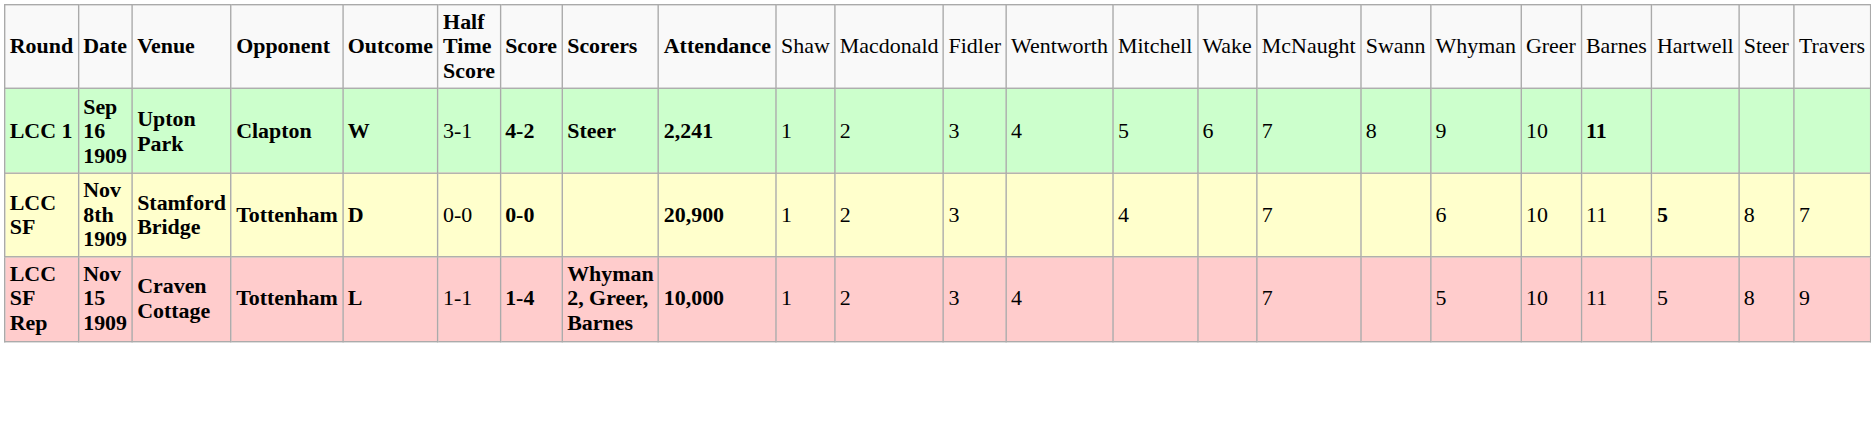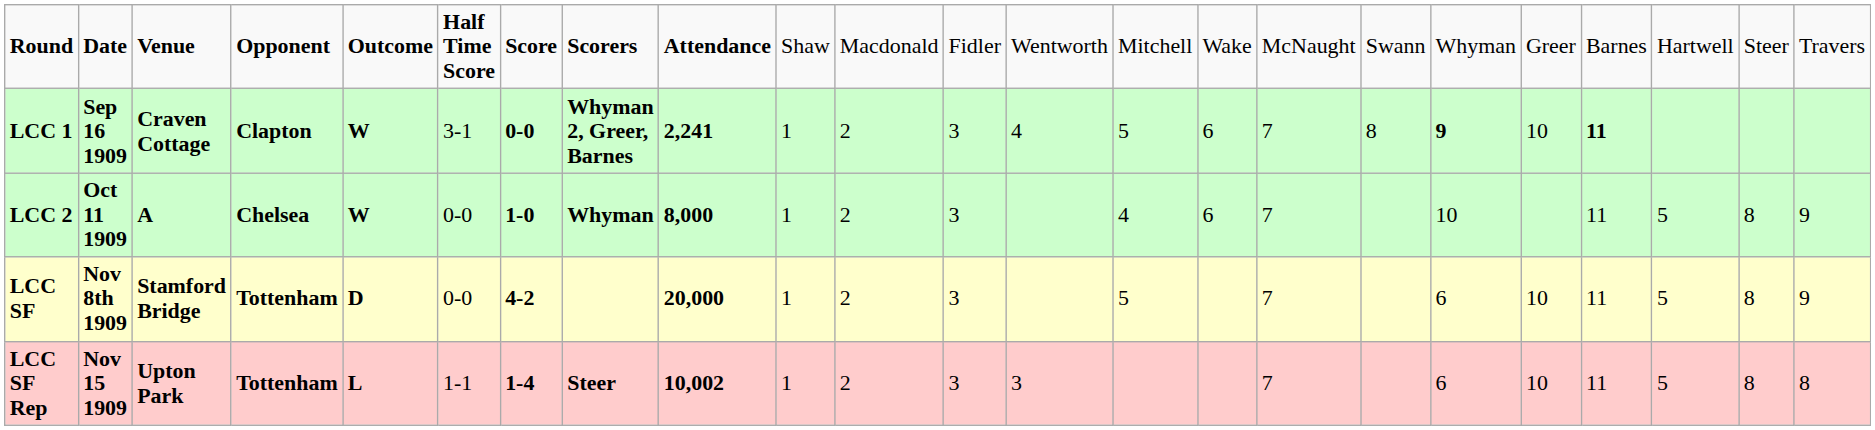(166, 130) Upton Park -> (174, 130) Craven Cottage
(520, 130) 4-2 -> (520, 130) 0-0
(592, 130) Steer -> (610, 130) Whyman 2, Greer, Barnes
(1441, 130) normal -> (1441, 130) bold
+ row: (41, 214)
(520, 214) 0-0 -> (520, 298) 4-2
(694, 214) 20,900 -> (694, 298) 20,000
(1124, 214) 4 -> (1124, 298) 5
(1662, 214) bold -> (1662, 298) normal
(1804, 214) 7 -> (1804, 298) 9
(174, 298) Craven Cottage -> (166, 382) Upton Park
(610, 298) Whyman 2, Greer, Barnes -> (592, 382) Steer
(694, 298) 10,000 -> (694, 382) 10,002
(1017, 298) 4 -> (1017, 382) 3
(1441, 298) 5 -> (1441, 382) 6
(1804, 298) 9 -> (1804, 382) 8
